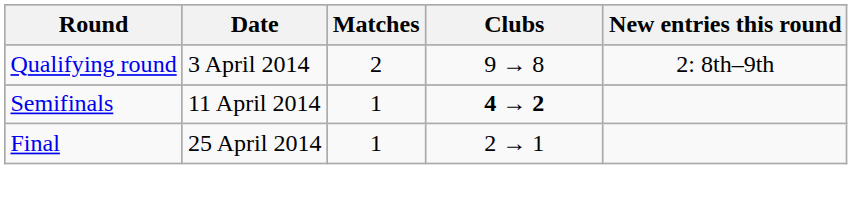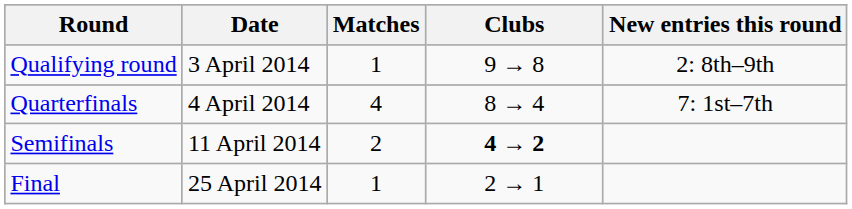(376, 64) 2 -> (376, 64) 1
+ row: (74, 104)
(376, 104) 1 -> (376, 143) 2
